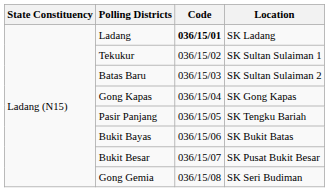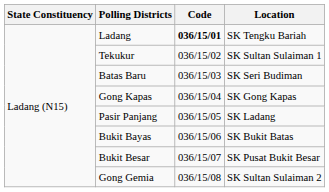(251, 35) SK Ladang -> (267, 35) SK Tengku Bariah
(274, 76) SK Sultan Sulaiman 2 -> (265, 76) SK Seri Budiman
(267, 116) SK Tengku Bariah -> (251, 116) SK Ladang
(265, 177) SK Seri Budiman -> (274, 177) SK Sultan Sulaiman 2
